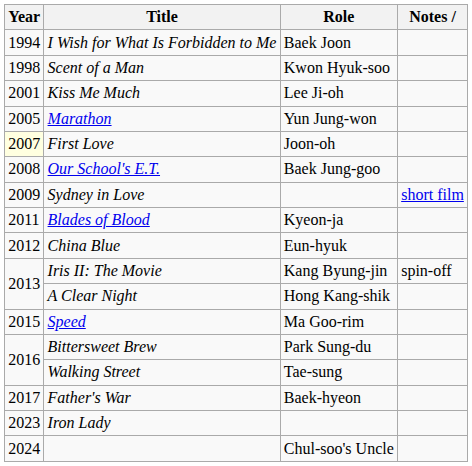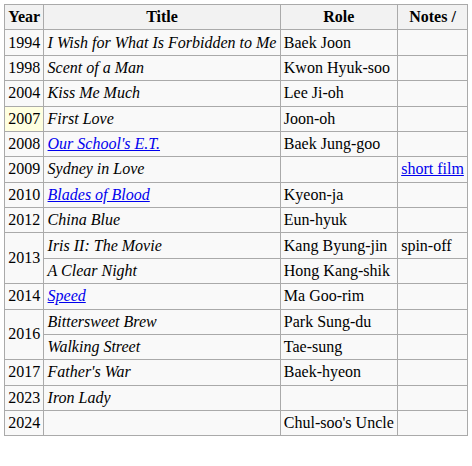(24, 93) 2001 -> (24, 93) 2004
- row: (80, 118)
(24, 220) 2011 -> (24, 194) 2010
(24, 321) 2015 -> (24, 296) 2014
